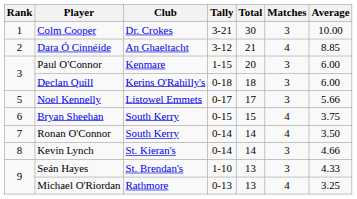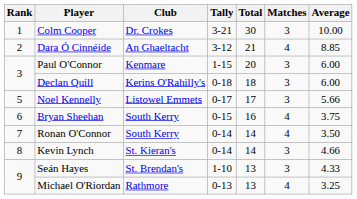(250, 116) 15 -> (250, 116) 16
